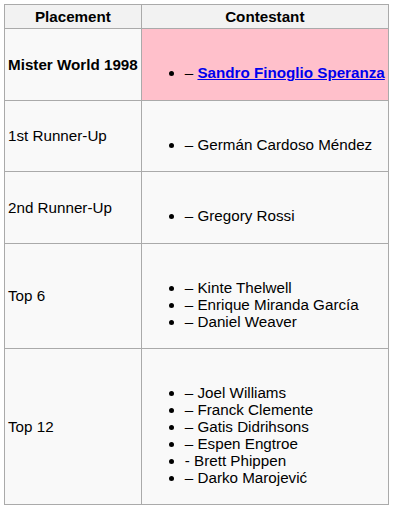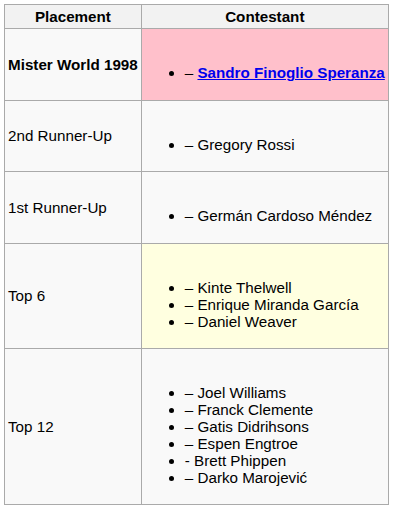rows swapped: (57, 136) <-> (60, 207)
(265, 304) no background -> (265, 304) lightyellow background
